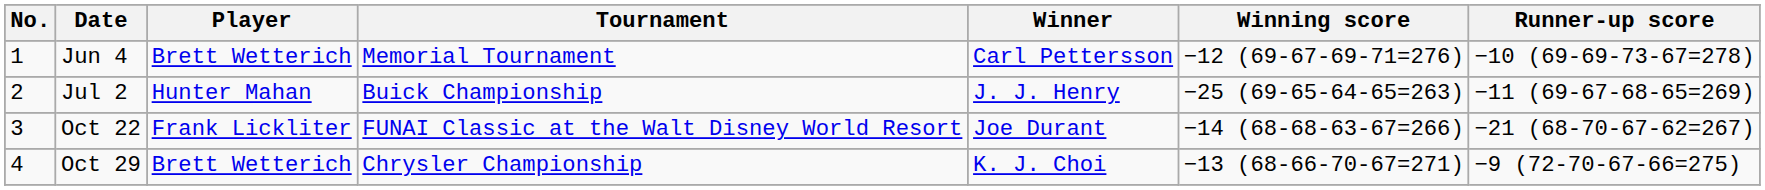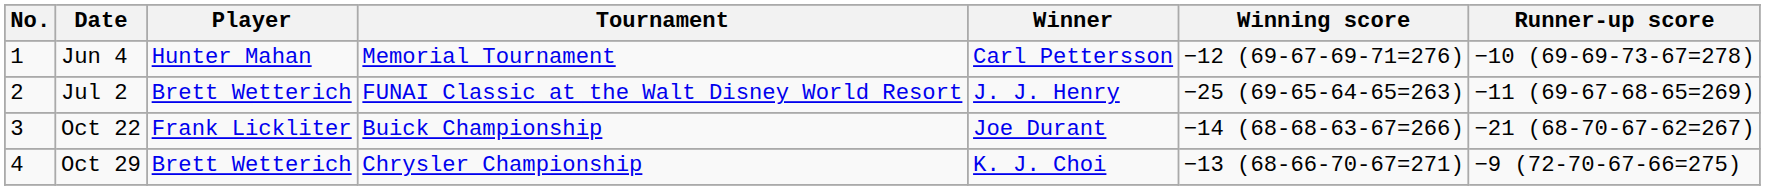(252, 59) Brett Wetterich -> (232, 59) Hunter Mahan
(232, 95) Hunter Mahan -> (252, 95) Brett Wetterich
(482, 95) Buick Championship -> (662, 95) FUNAI Classic at the Walt Disney World Resort
(662, 131) FUNAI Classic at the Walt Disney World Resort -> (482, 131) Buick Championship
